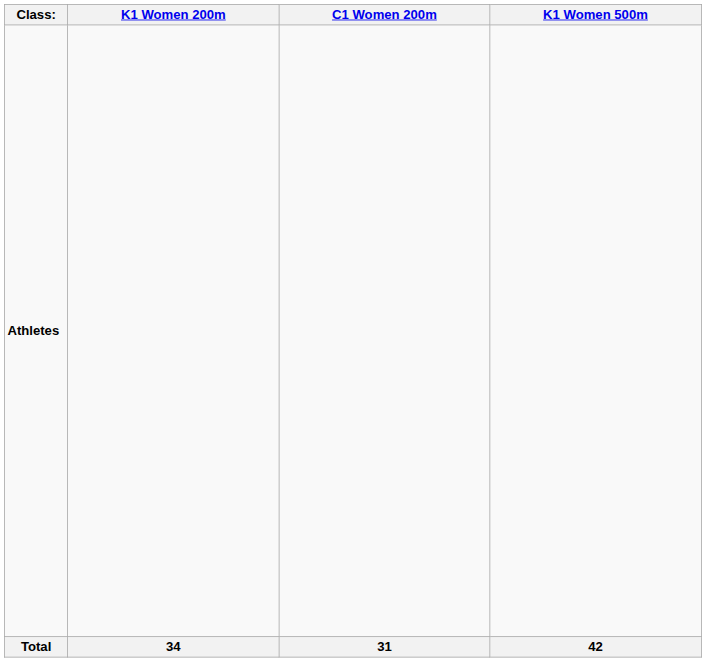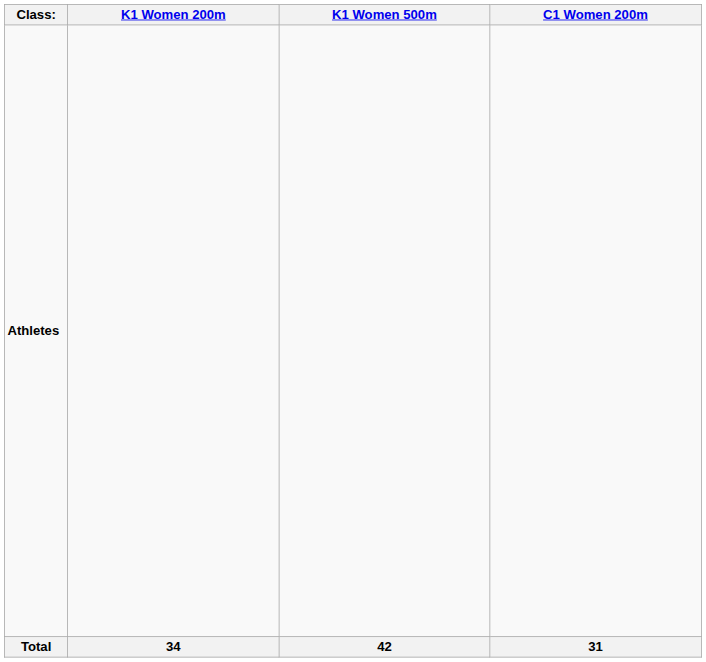columns swapped: (595, 14) <-> (384, 14)
